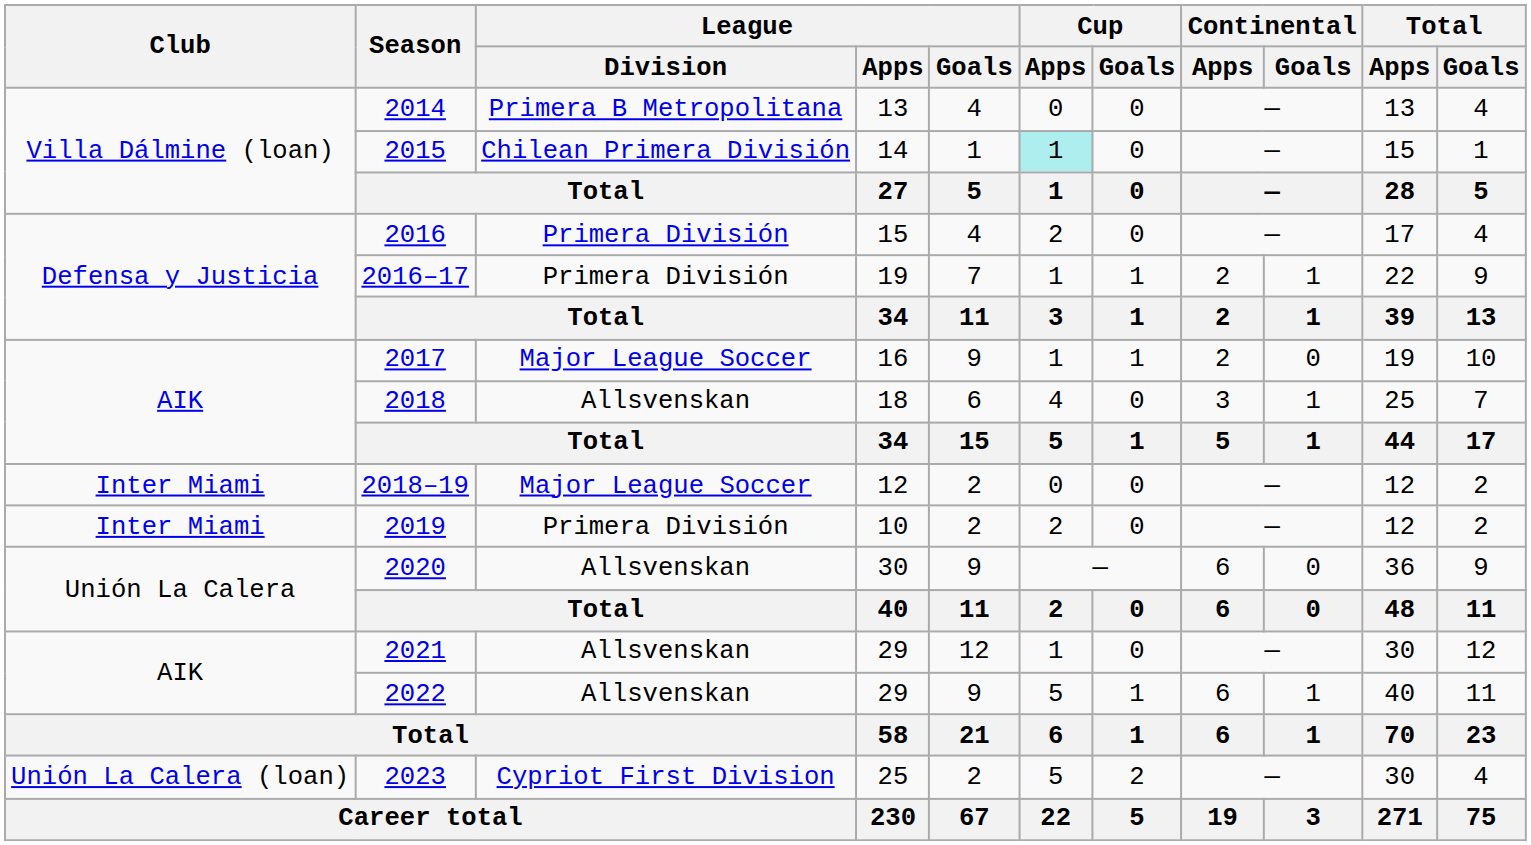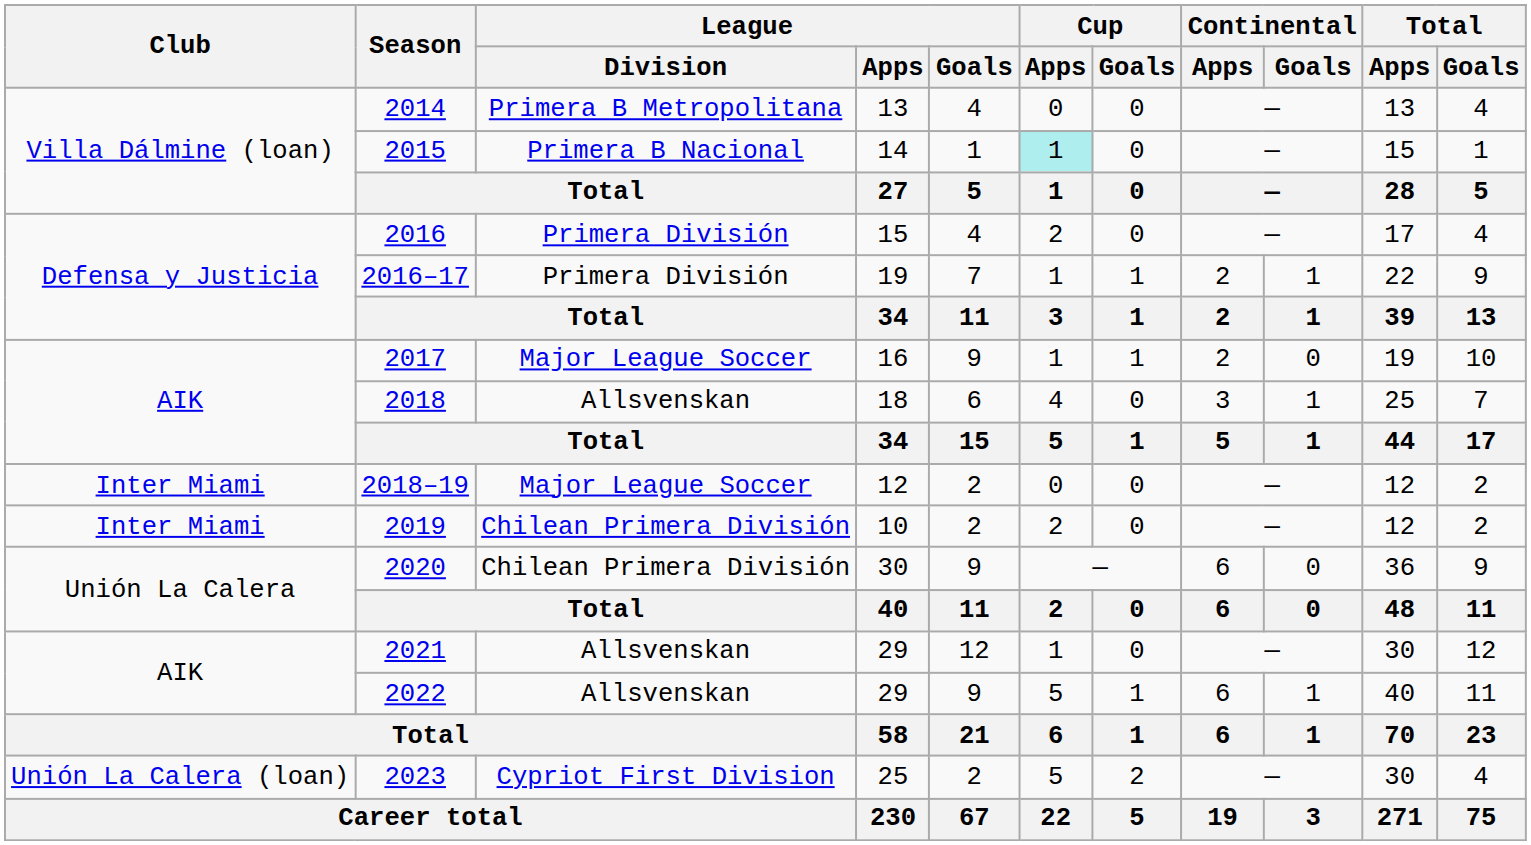(666, 151) Chilean Primera División -> (666, 151) Primera B Nacional
(666, 527) Primera División -> (666, 527) Chilean Primera División
(666, 568) Allsvenskan -> (666, 568) Chilean Primera División
